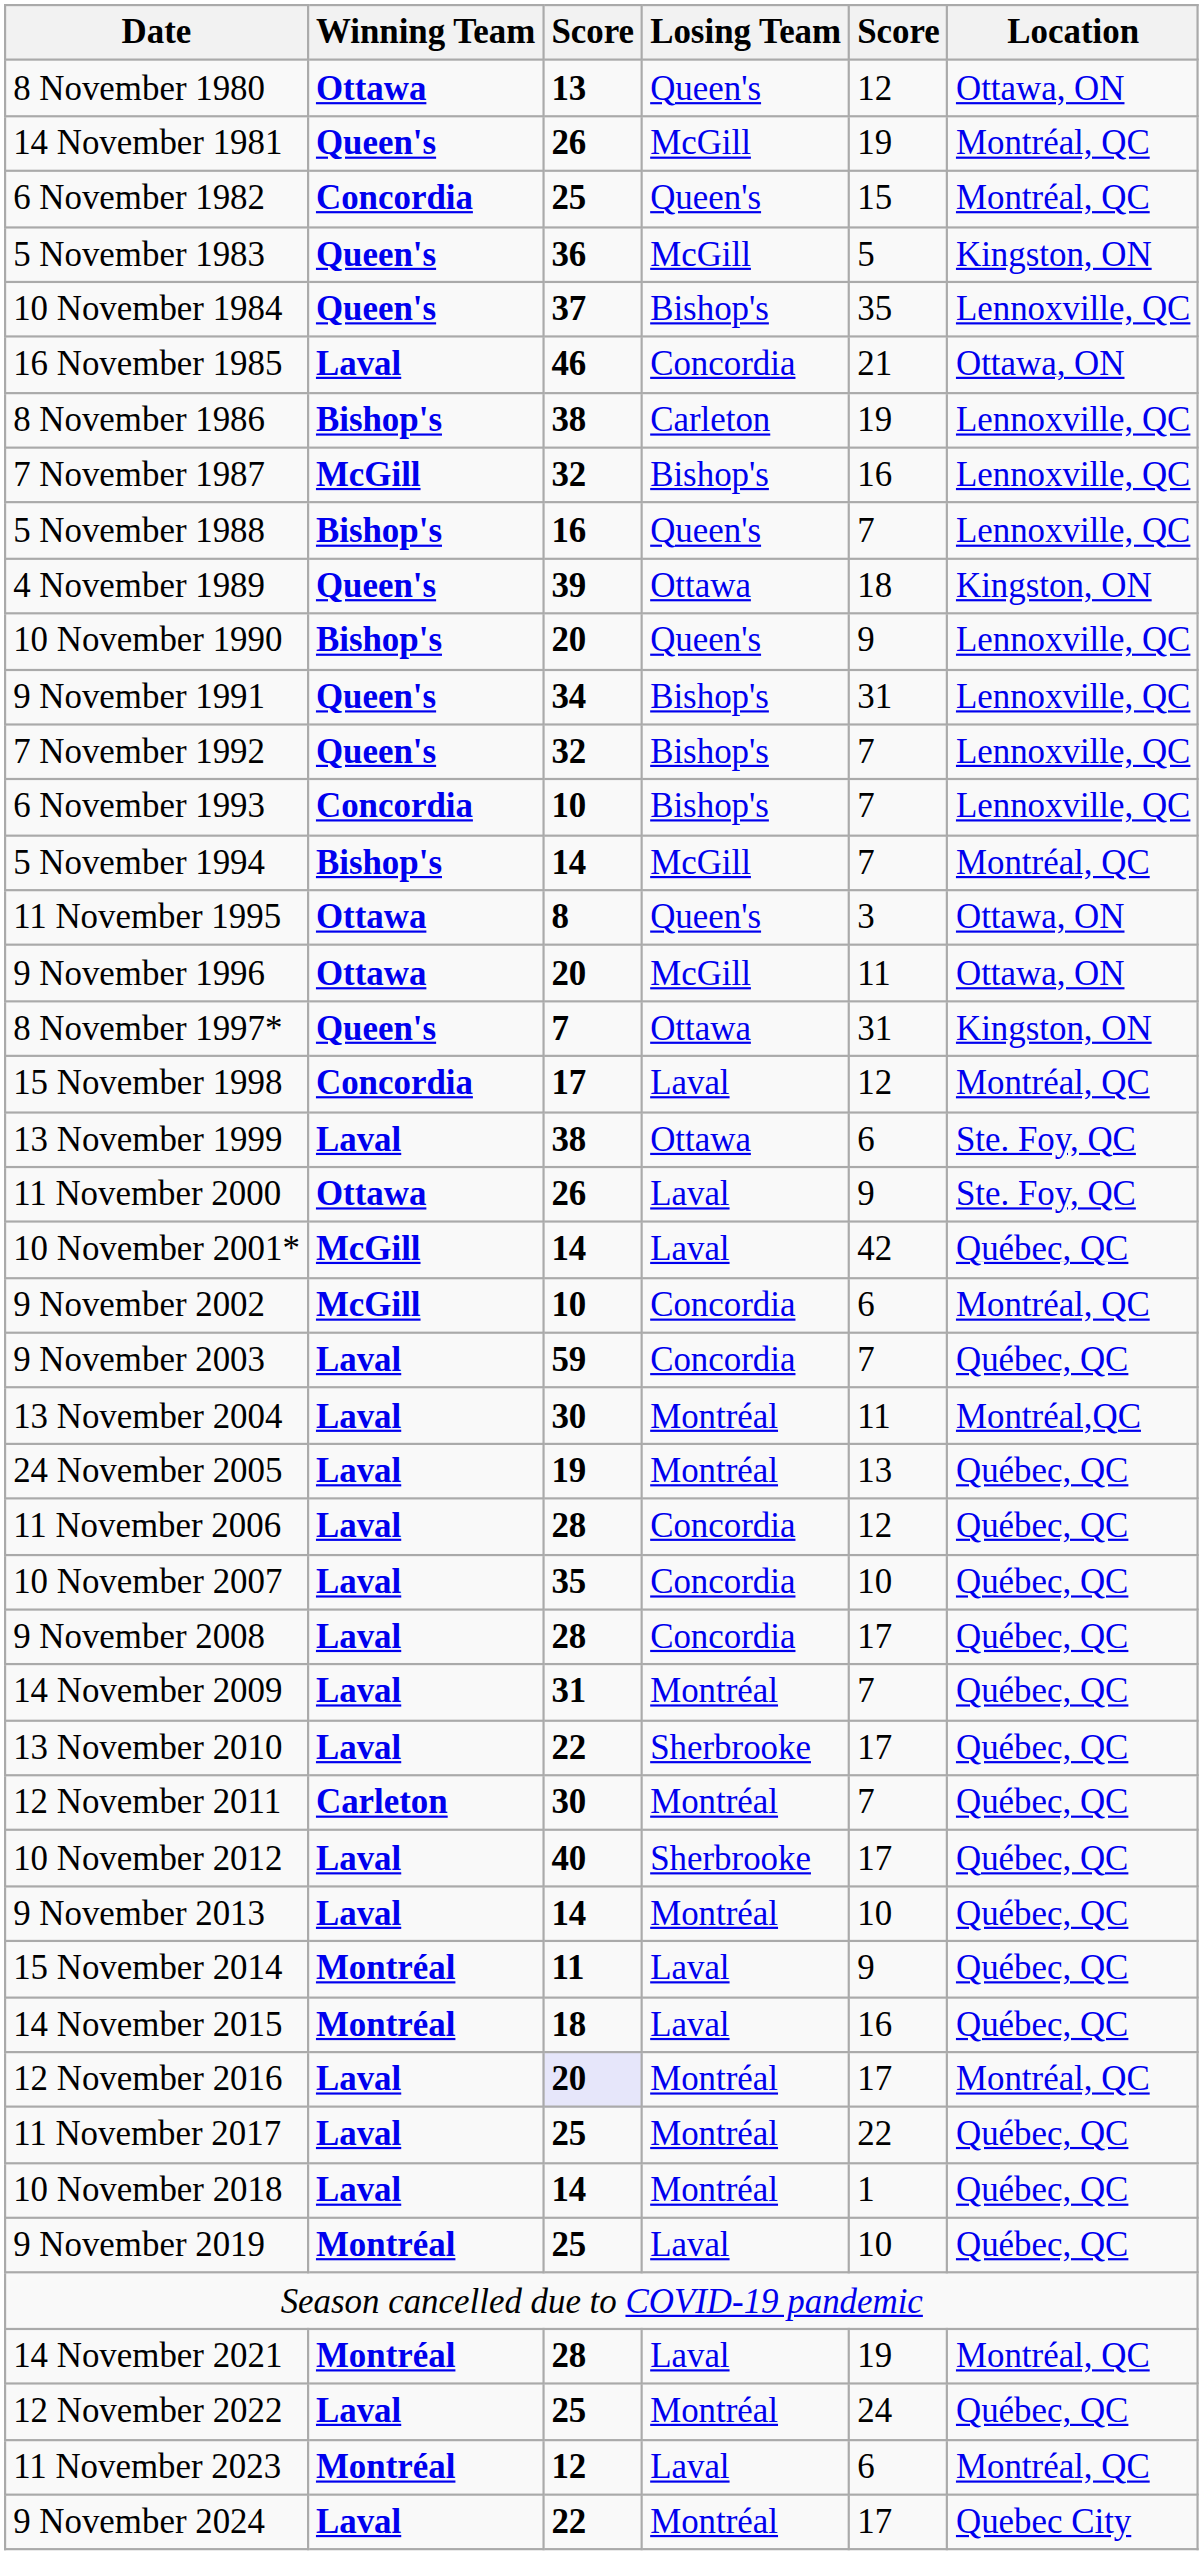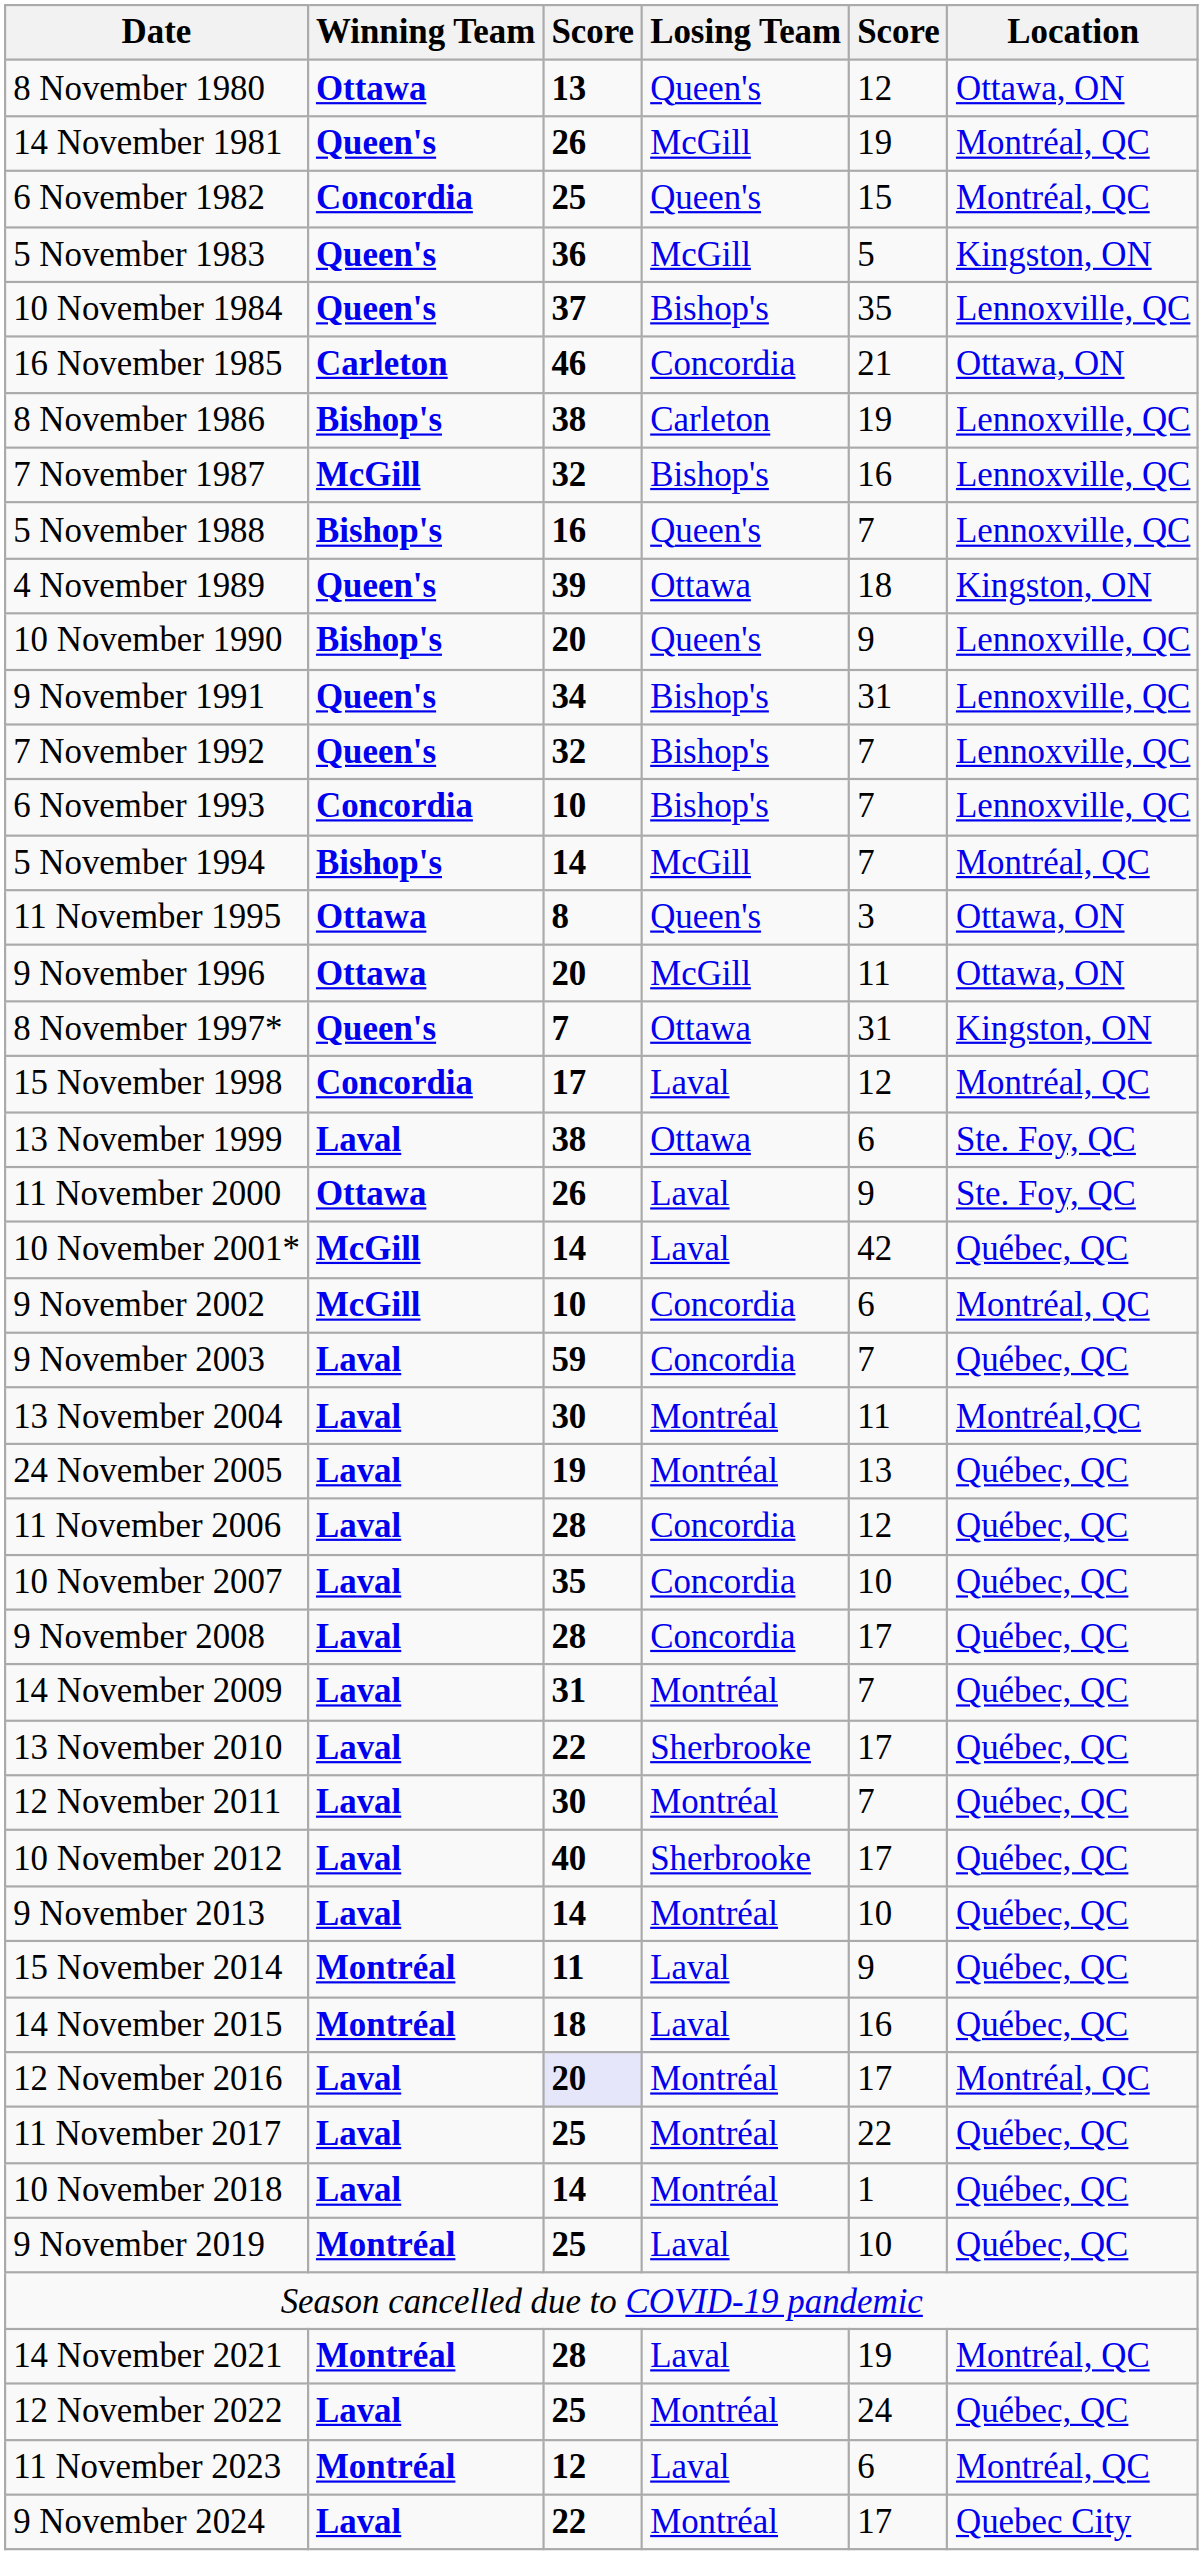(359, 364) Laval -> (382, 364) Carleton
(382, 1802) Carleton -> (359, 1802) Laval
